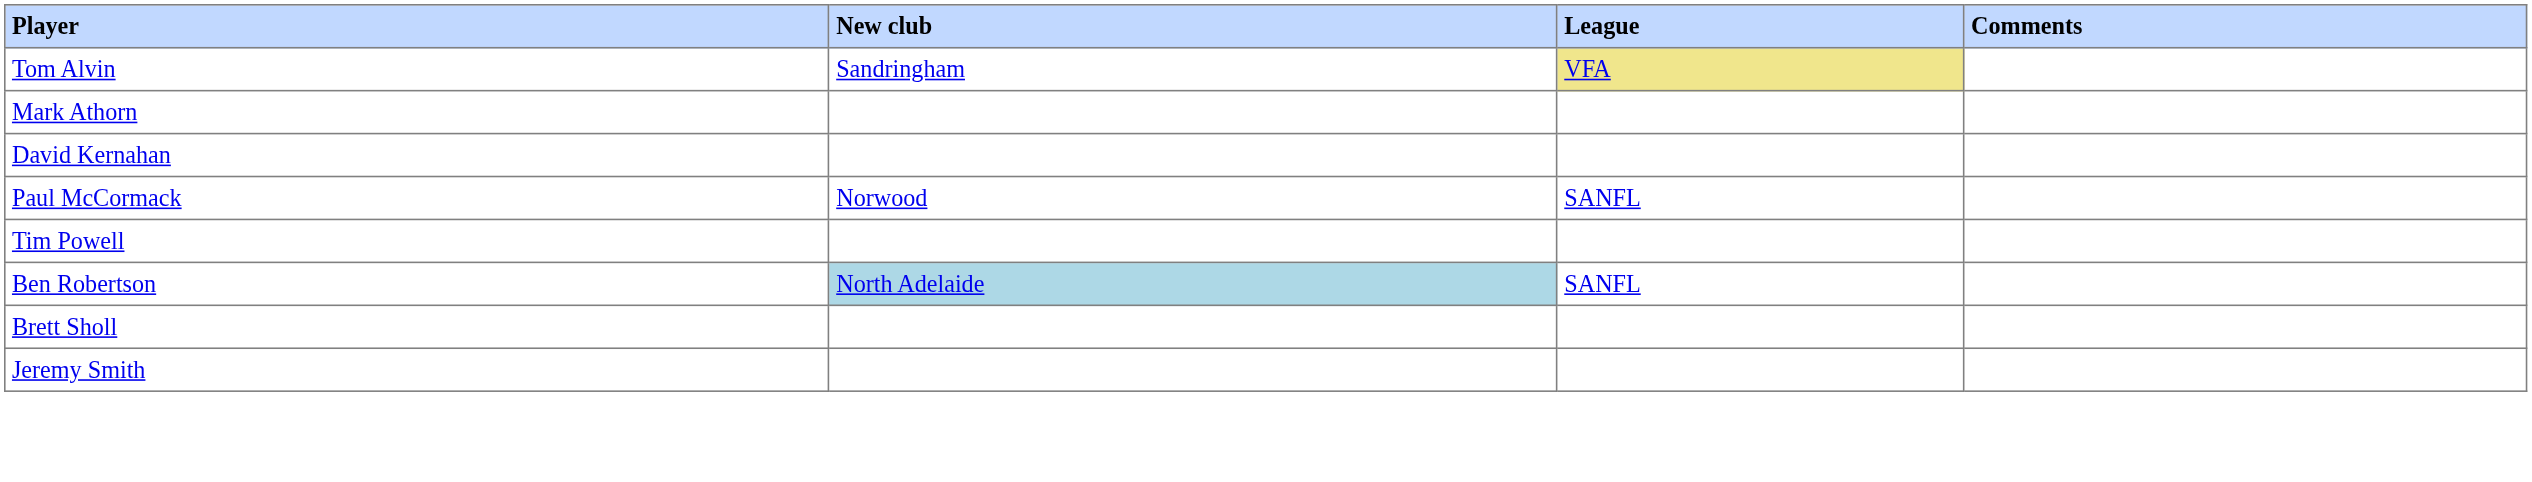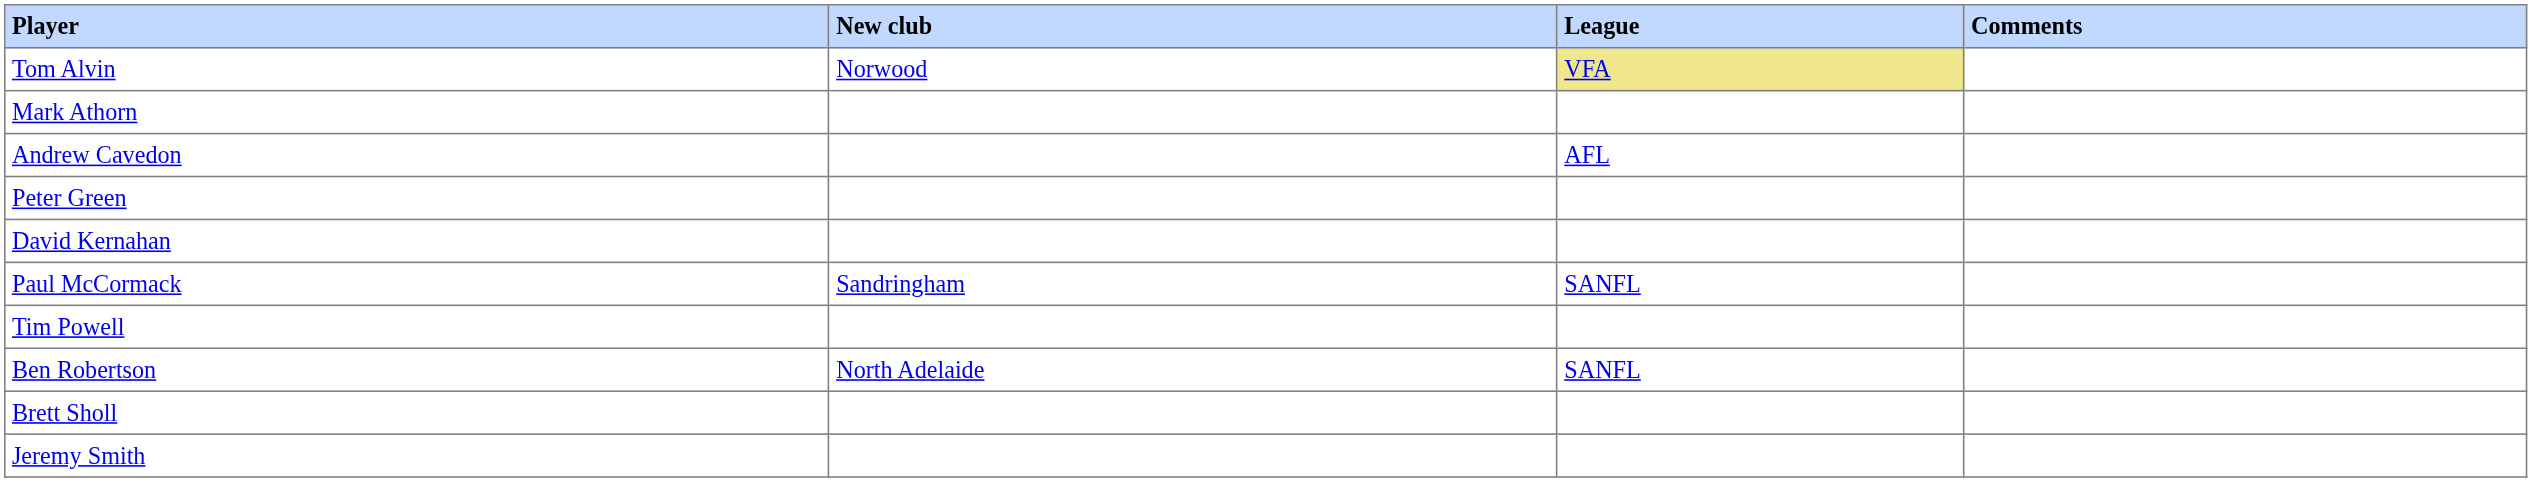(901, 68) Sandringham -> (882, 68) Norwood
+ row: (97, 154)
+ row: (69, 197)
(882, 197) Norwood -> (901, 283) Sandringham
(910, 283) lightblue background -> (910, 369) no background
